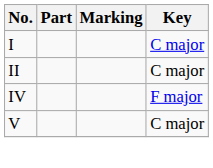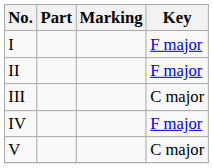(177, 44) C major -> (176, 44) F major
(177, 70) C major -> (176, 70) F major
+ row: (17, 96)
